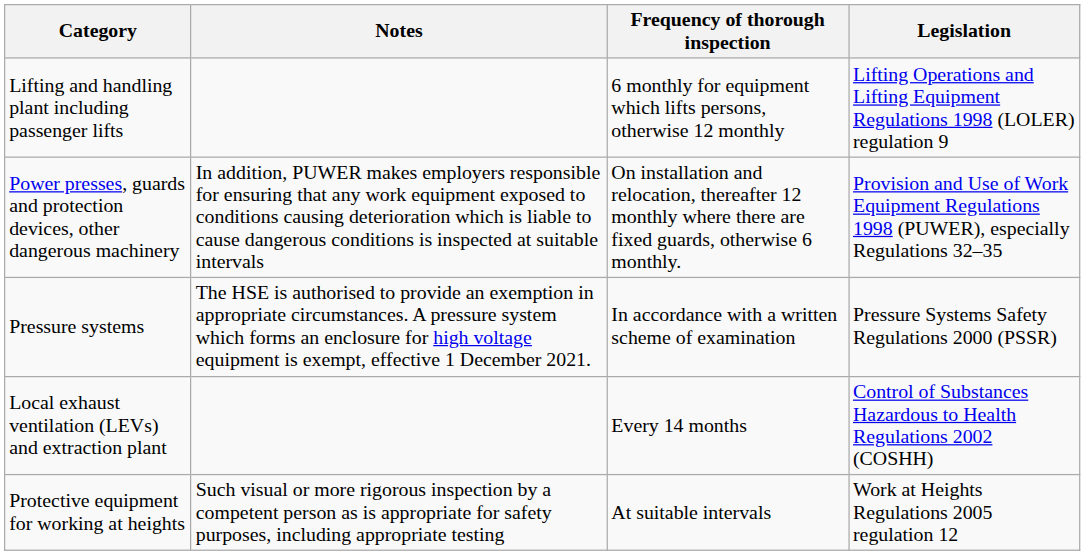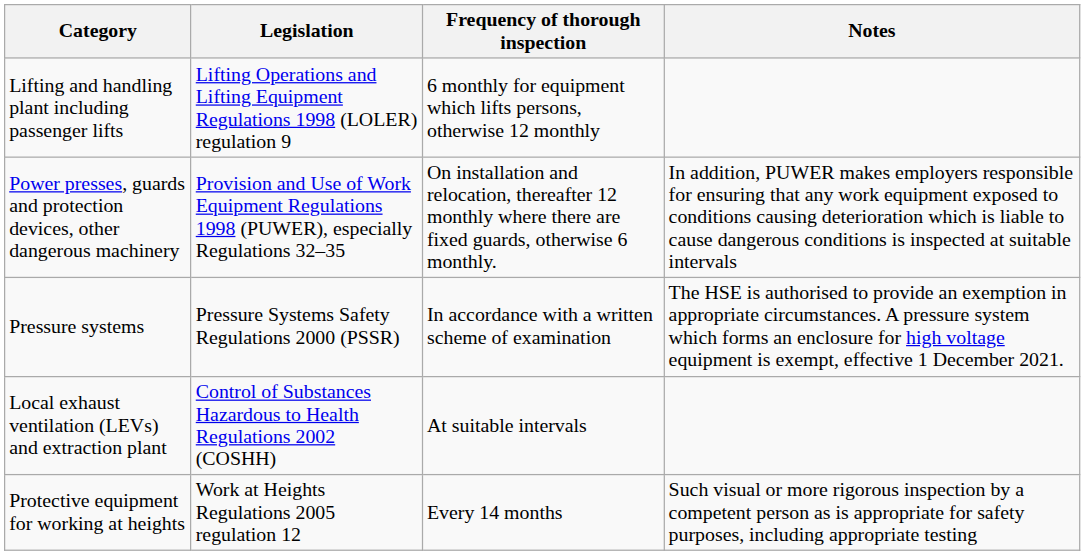columns swapped: (964, 31) <-> (399, 31)
(679, 425) Every 14 months -> (507, 425) At suitable intervals
(691, 512) At suitable intervals -> (495, 512) Every 14 months
